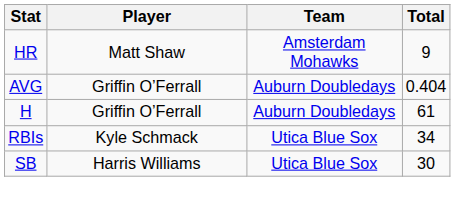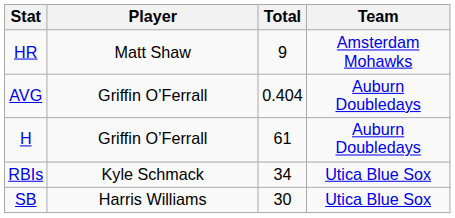columns swapped: (324, 17) <-> (426, 17)
